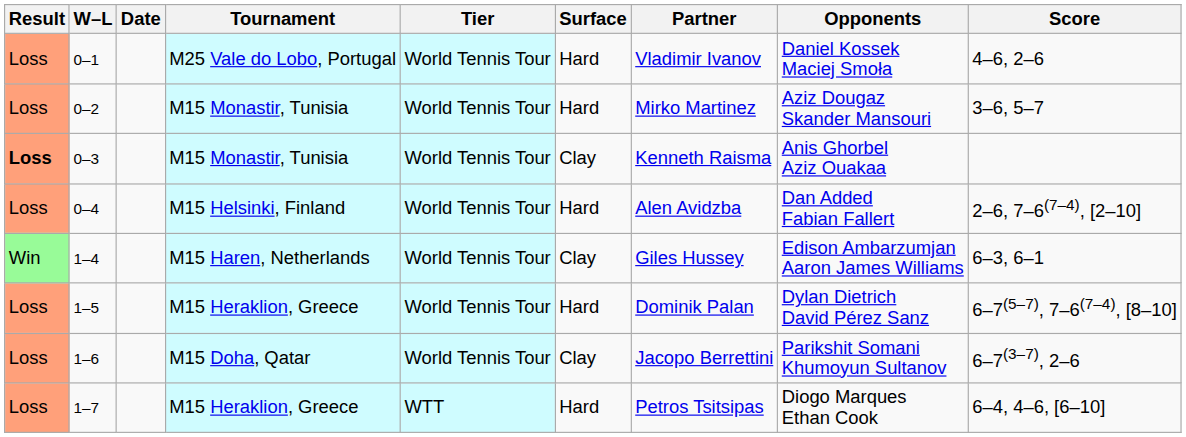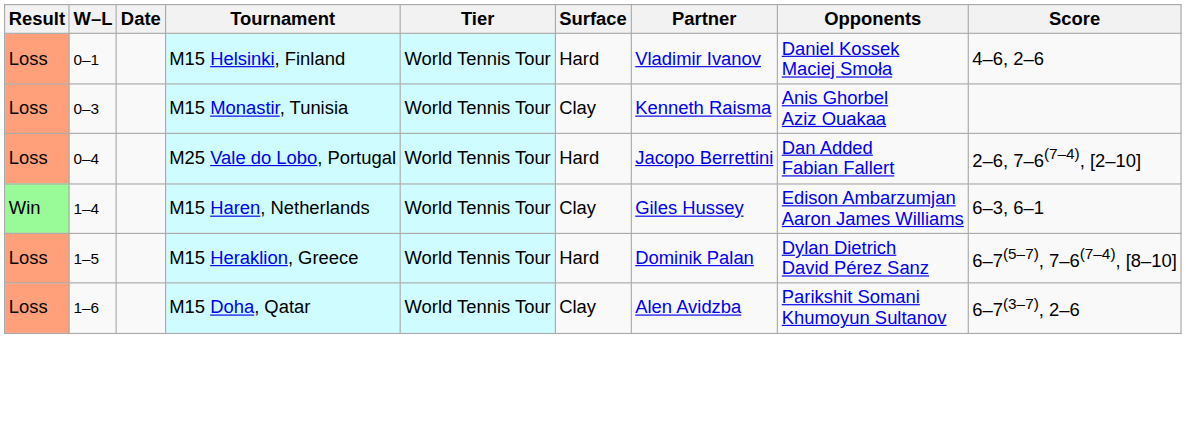(283, 58) M25 Vale do Lobo, Portugal -> (257, 58) M15 Helsinki, Finland
- row: (86, 109)
(30, 158) bold -> (28, 108) normal
(257, 208) M15 Helsinki, Finland -> (283, 158) M25 Vale do Lobo, Portugal
(688, 208) Alen Avidzba -> (704, 158) Jacopo Berrettini
(704, 357) Jacopo Berrettini -> (688, 308) Alen Avidzba
- row: (86, 408)
